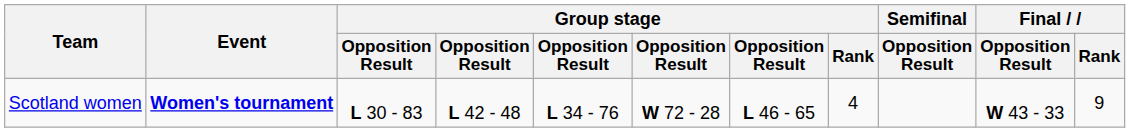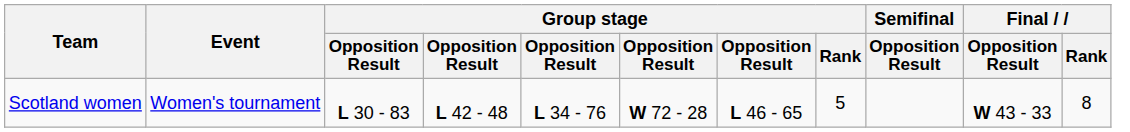(242, 103) bold -> (235, 103) normal
(853, 103) 4 -> (840, 103) 5
(1099, 103) 9 -> (1086, 103) 8
